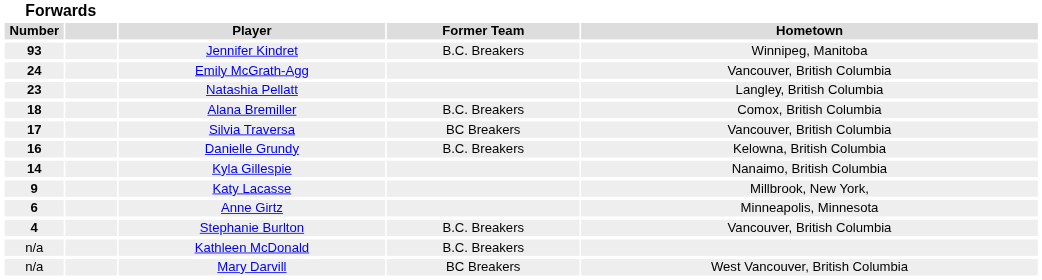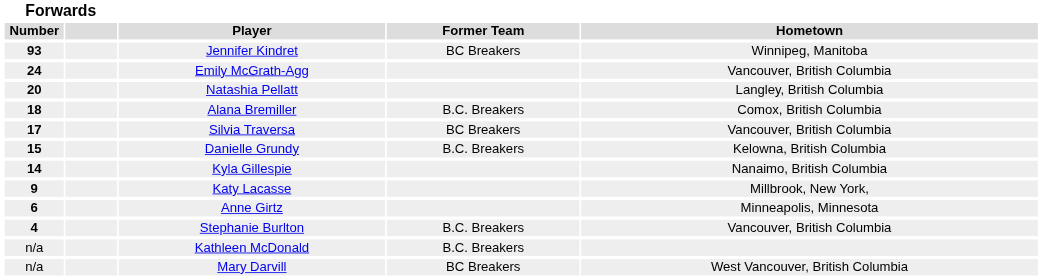(483, 50) B.C. Breakers -> (483, 50) BC Breakers
(34, 90) 23 -> (34, 90) 20
(34, 149) 16 -> (34, 149) 15
